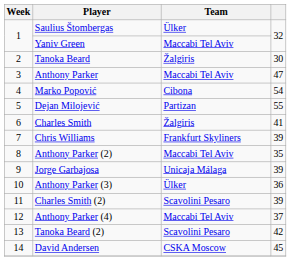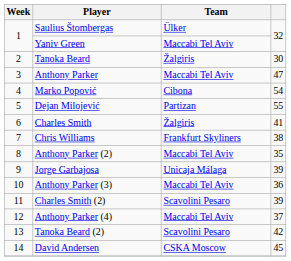(278, 138) 39 -> (278, 138) 38
(175, 185) Ülker -> (198, 185) Maccabi Tel Aviv
